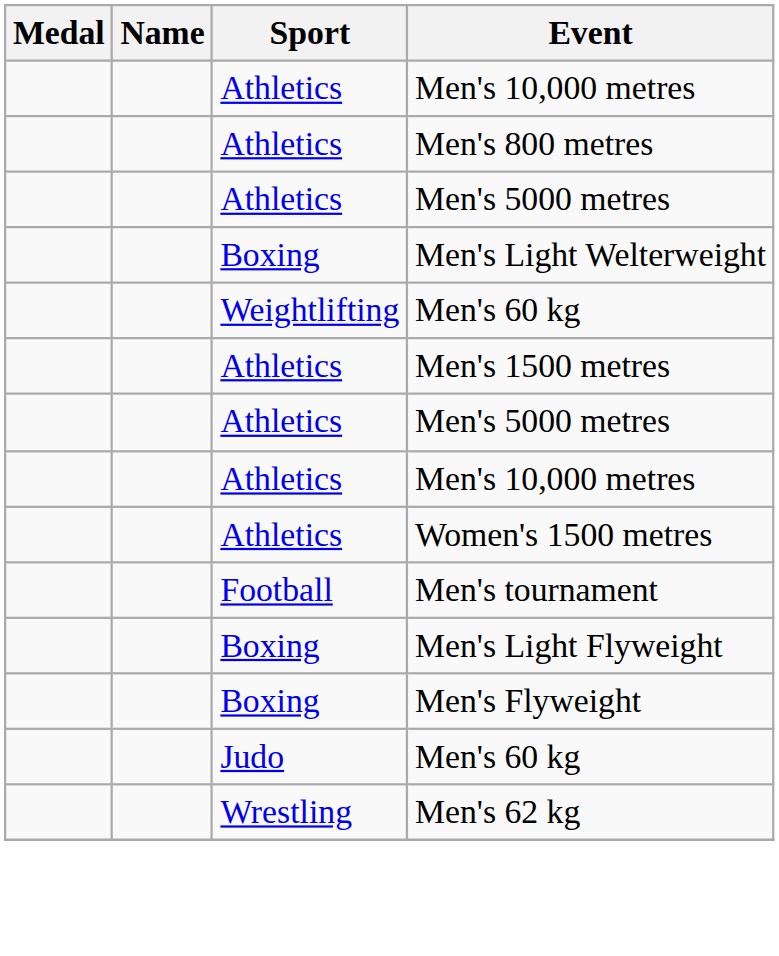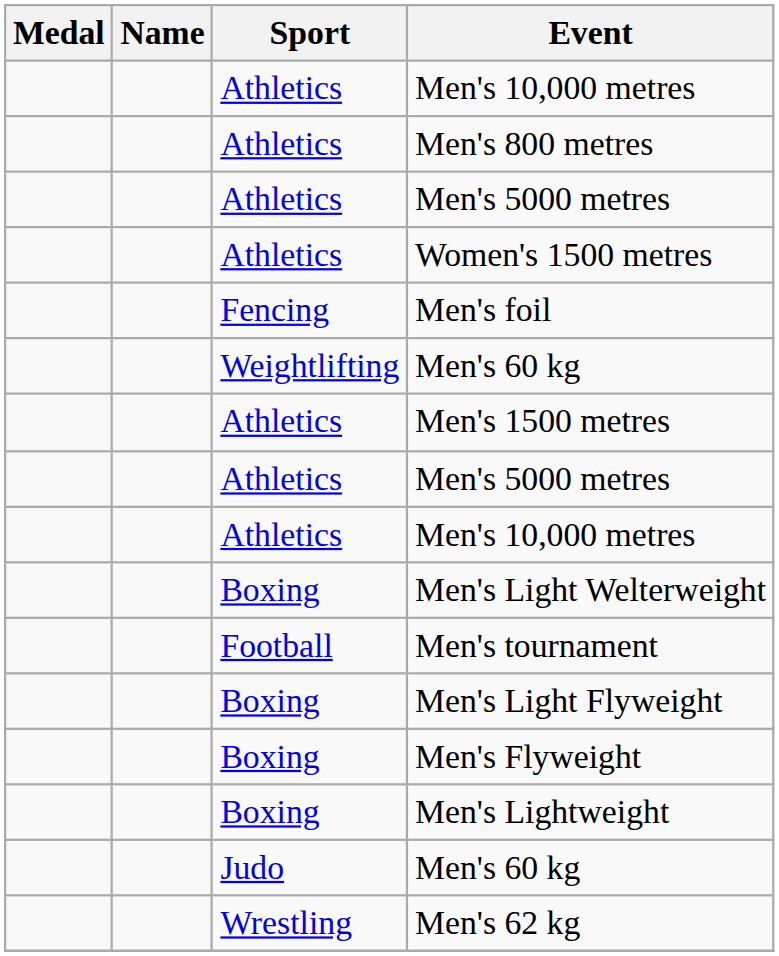rows swapped: (270, 255) <-> (281, 533)
+ row: (275, 310)
+ row: (270, 811)
